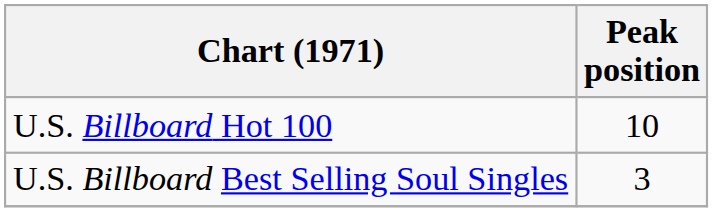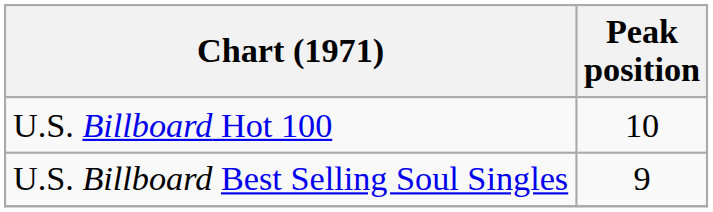(642, 178) 3 -> (642, 178) 9
